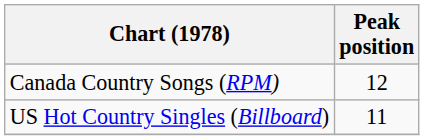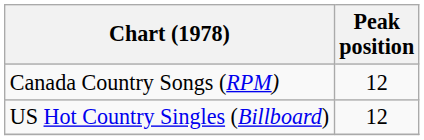(377, 116) 11 -> (377, 116) 12
